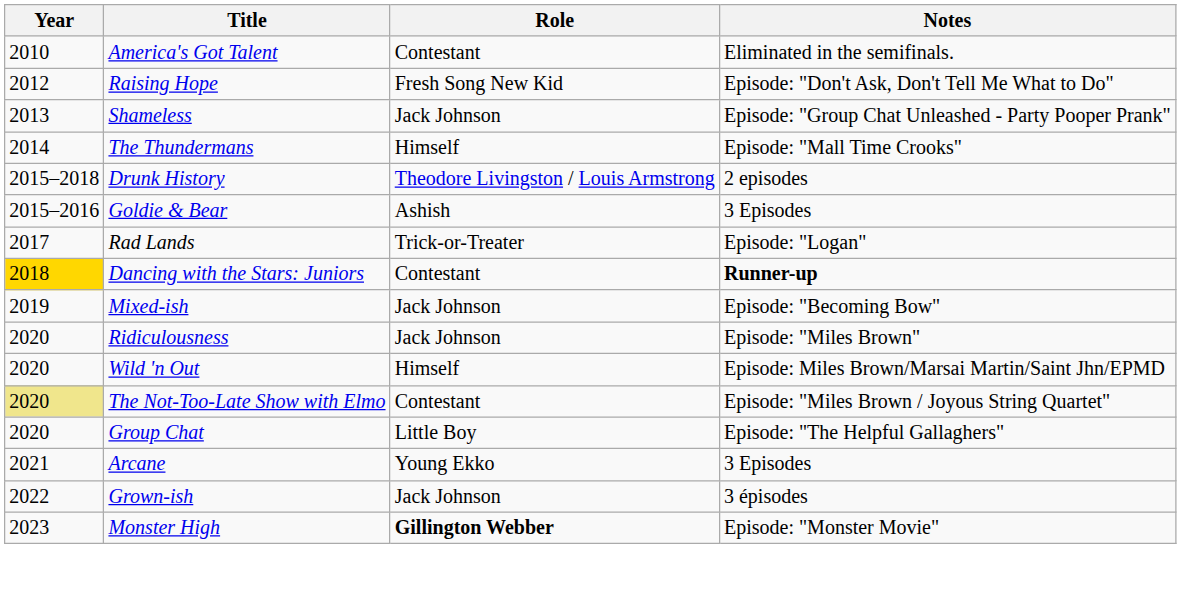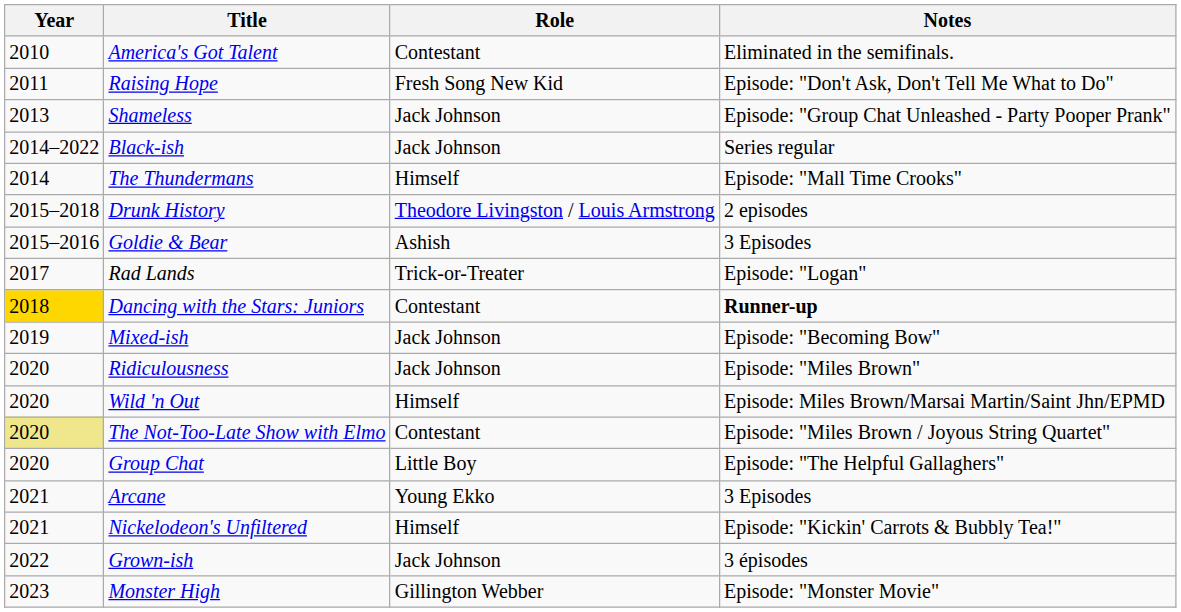(29, 83) 2012 -> (29, 83) 2011
+ row: (146, 147)
+ row: (208, 527)
(474, 527) bold -> (469, 591) normal
